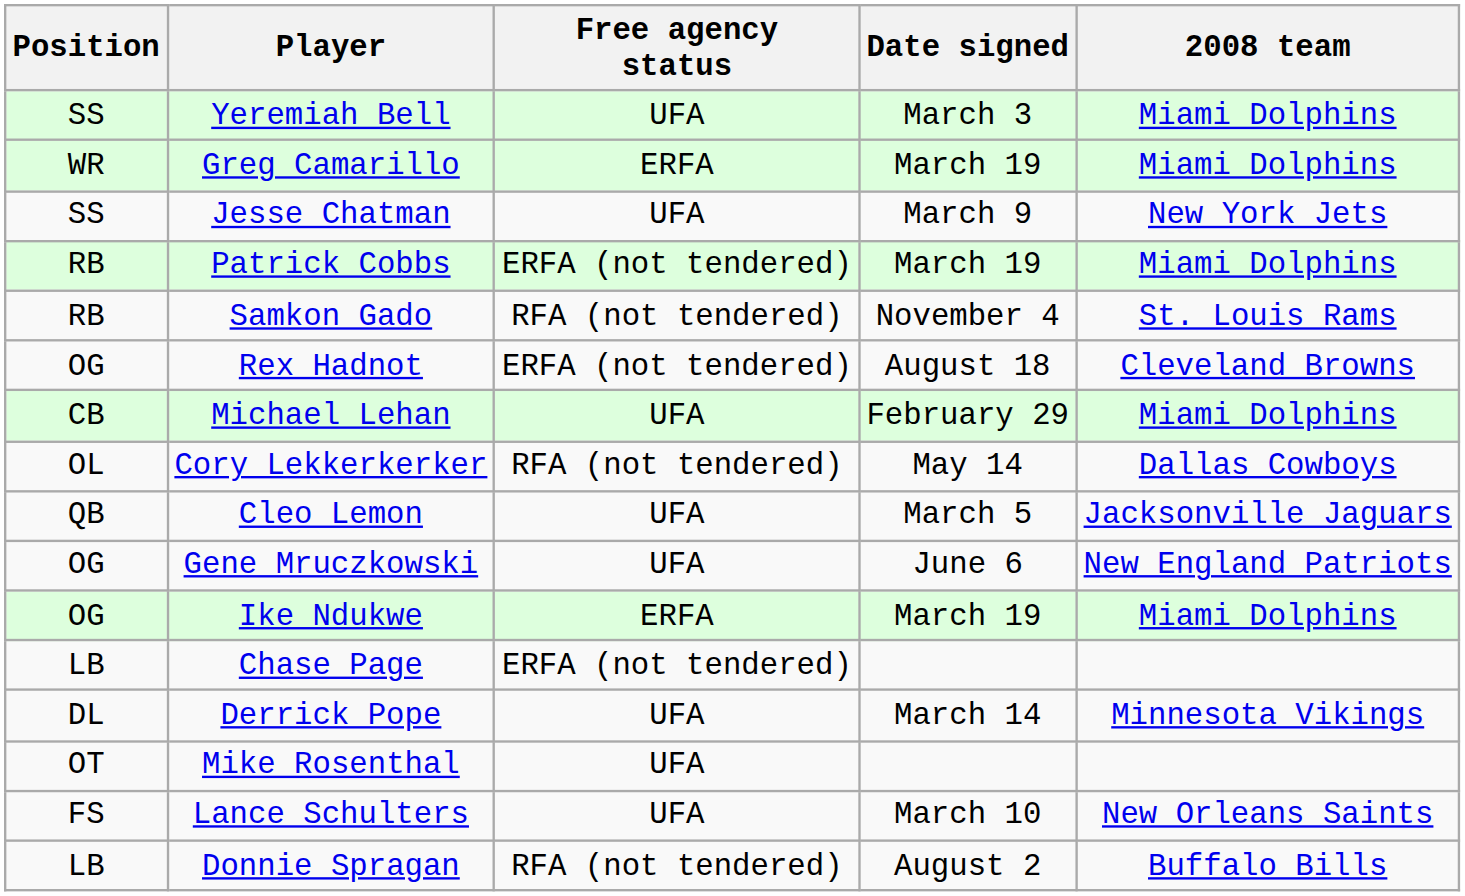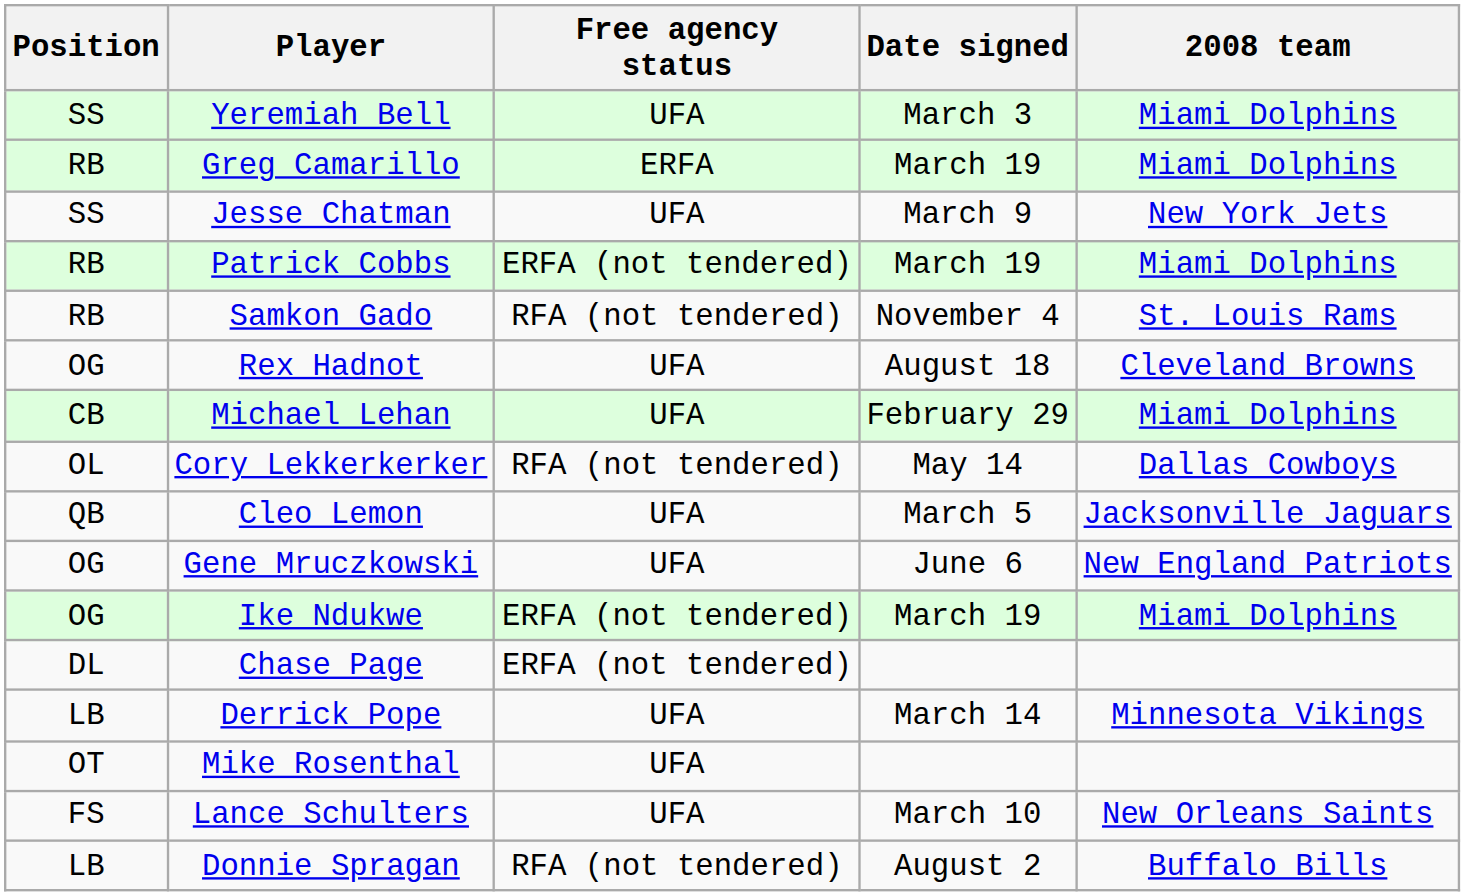(86, 166) WR -> (86, 166) RB
(677, 366) ERFA (not tendered) -> (677, 366) UFA
(677, 616) ERFA -> (677, 616) ERFA (not tendered)
(86, 666) LB -> (86, 666) DL
(86, 716) DL -> (86, 716) LB
